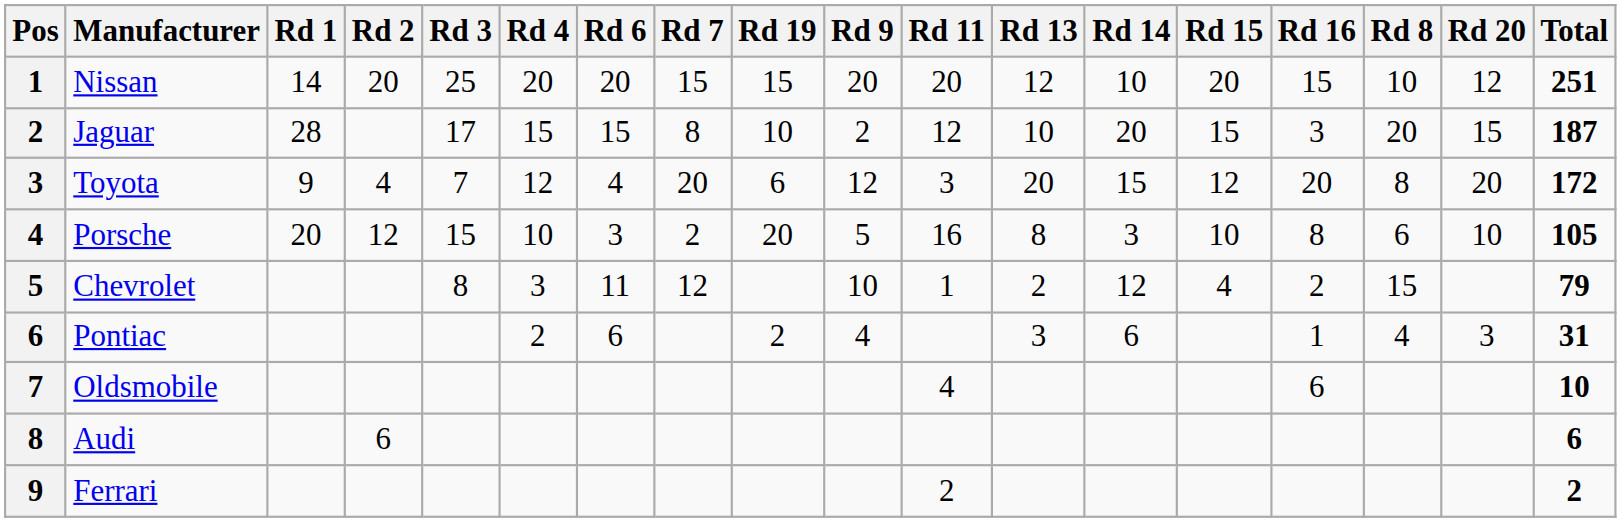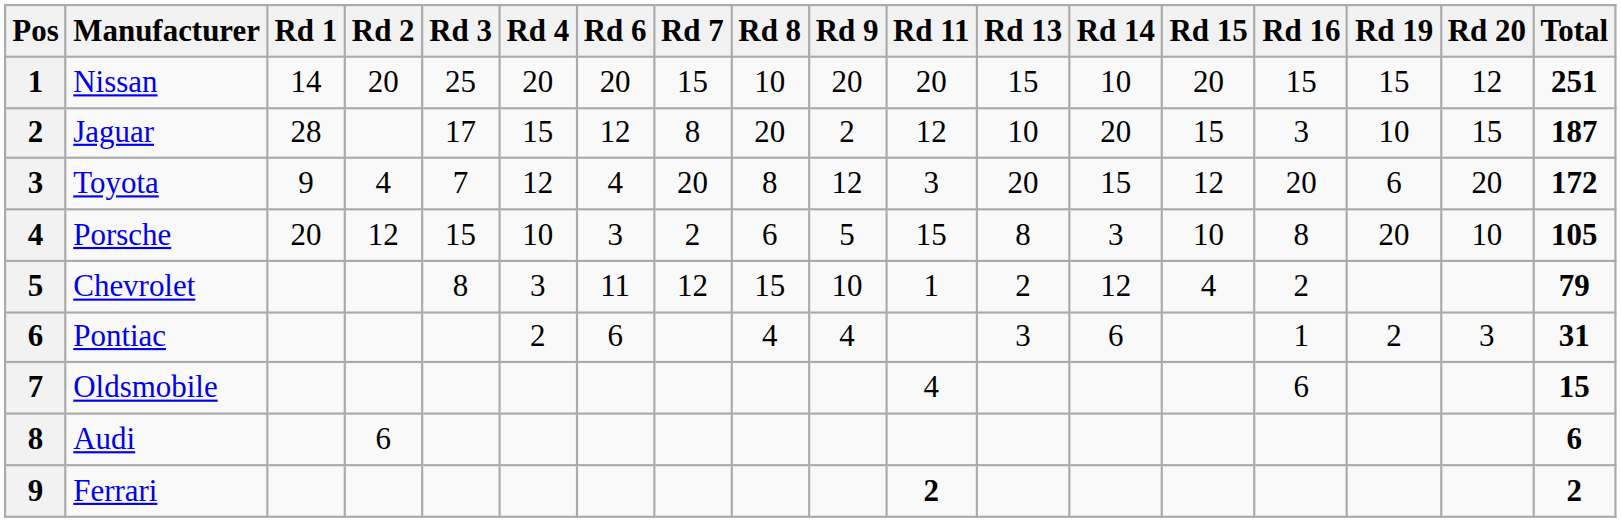columns swapped: (1402, 30) <-> (777, 30)
(1039, 81) 12 -> (1023, 81) 15
(615, 132) 15 -> (615, 132) 12
(947, 234) 16 -> (931, 234) 15
(1574, 387) 10 -> (1574, 387) 15
(947, 489) normal -> (931, 489) bold
